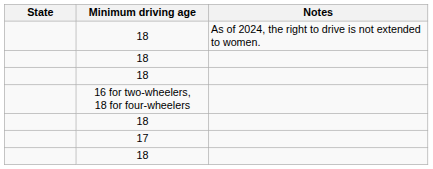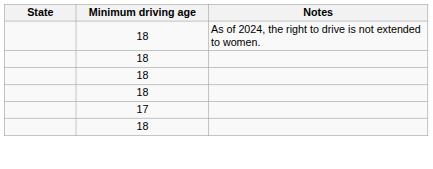- row: (142, 99)
